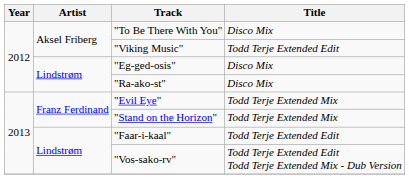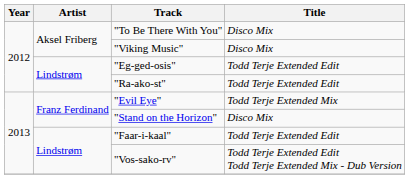(283, 48) Todd Terje Extended Edit -> (250, 48) Disco Mix
(250, 65) Disco Mix -> (283, 65) Todd Terje Extended Edit
(250, 83) Disco Mix -> (283, 83) Todd Terje Extended Edit
(283, 118) Todd Terje Extended Mix -> (250, 118) Disco Mix
